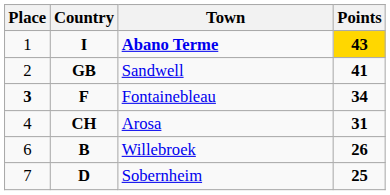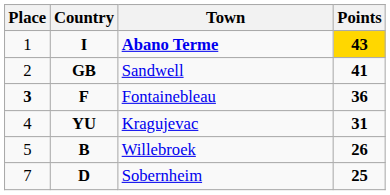(360, 96) 34 -> (360, 96) 36
- row: (142, 123)
+ row: (160, 123)
(27, 149) 6 -> (27, 149) 5
